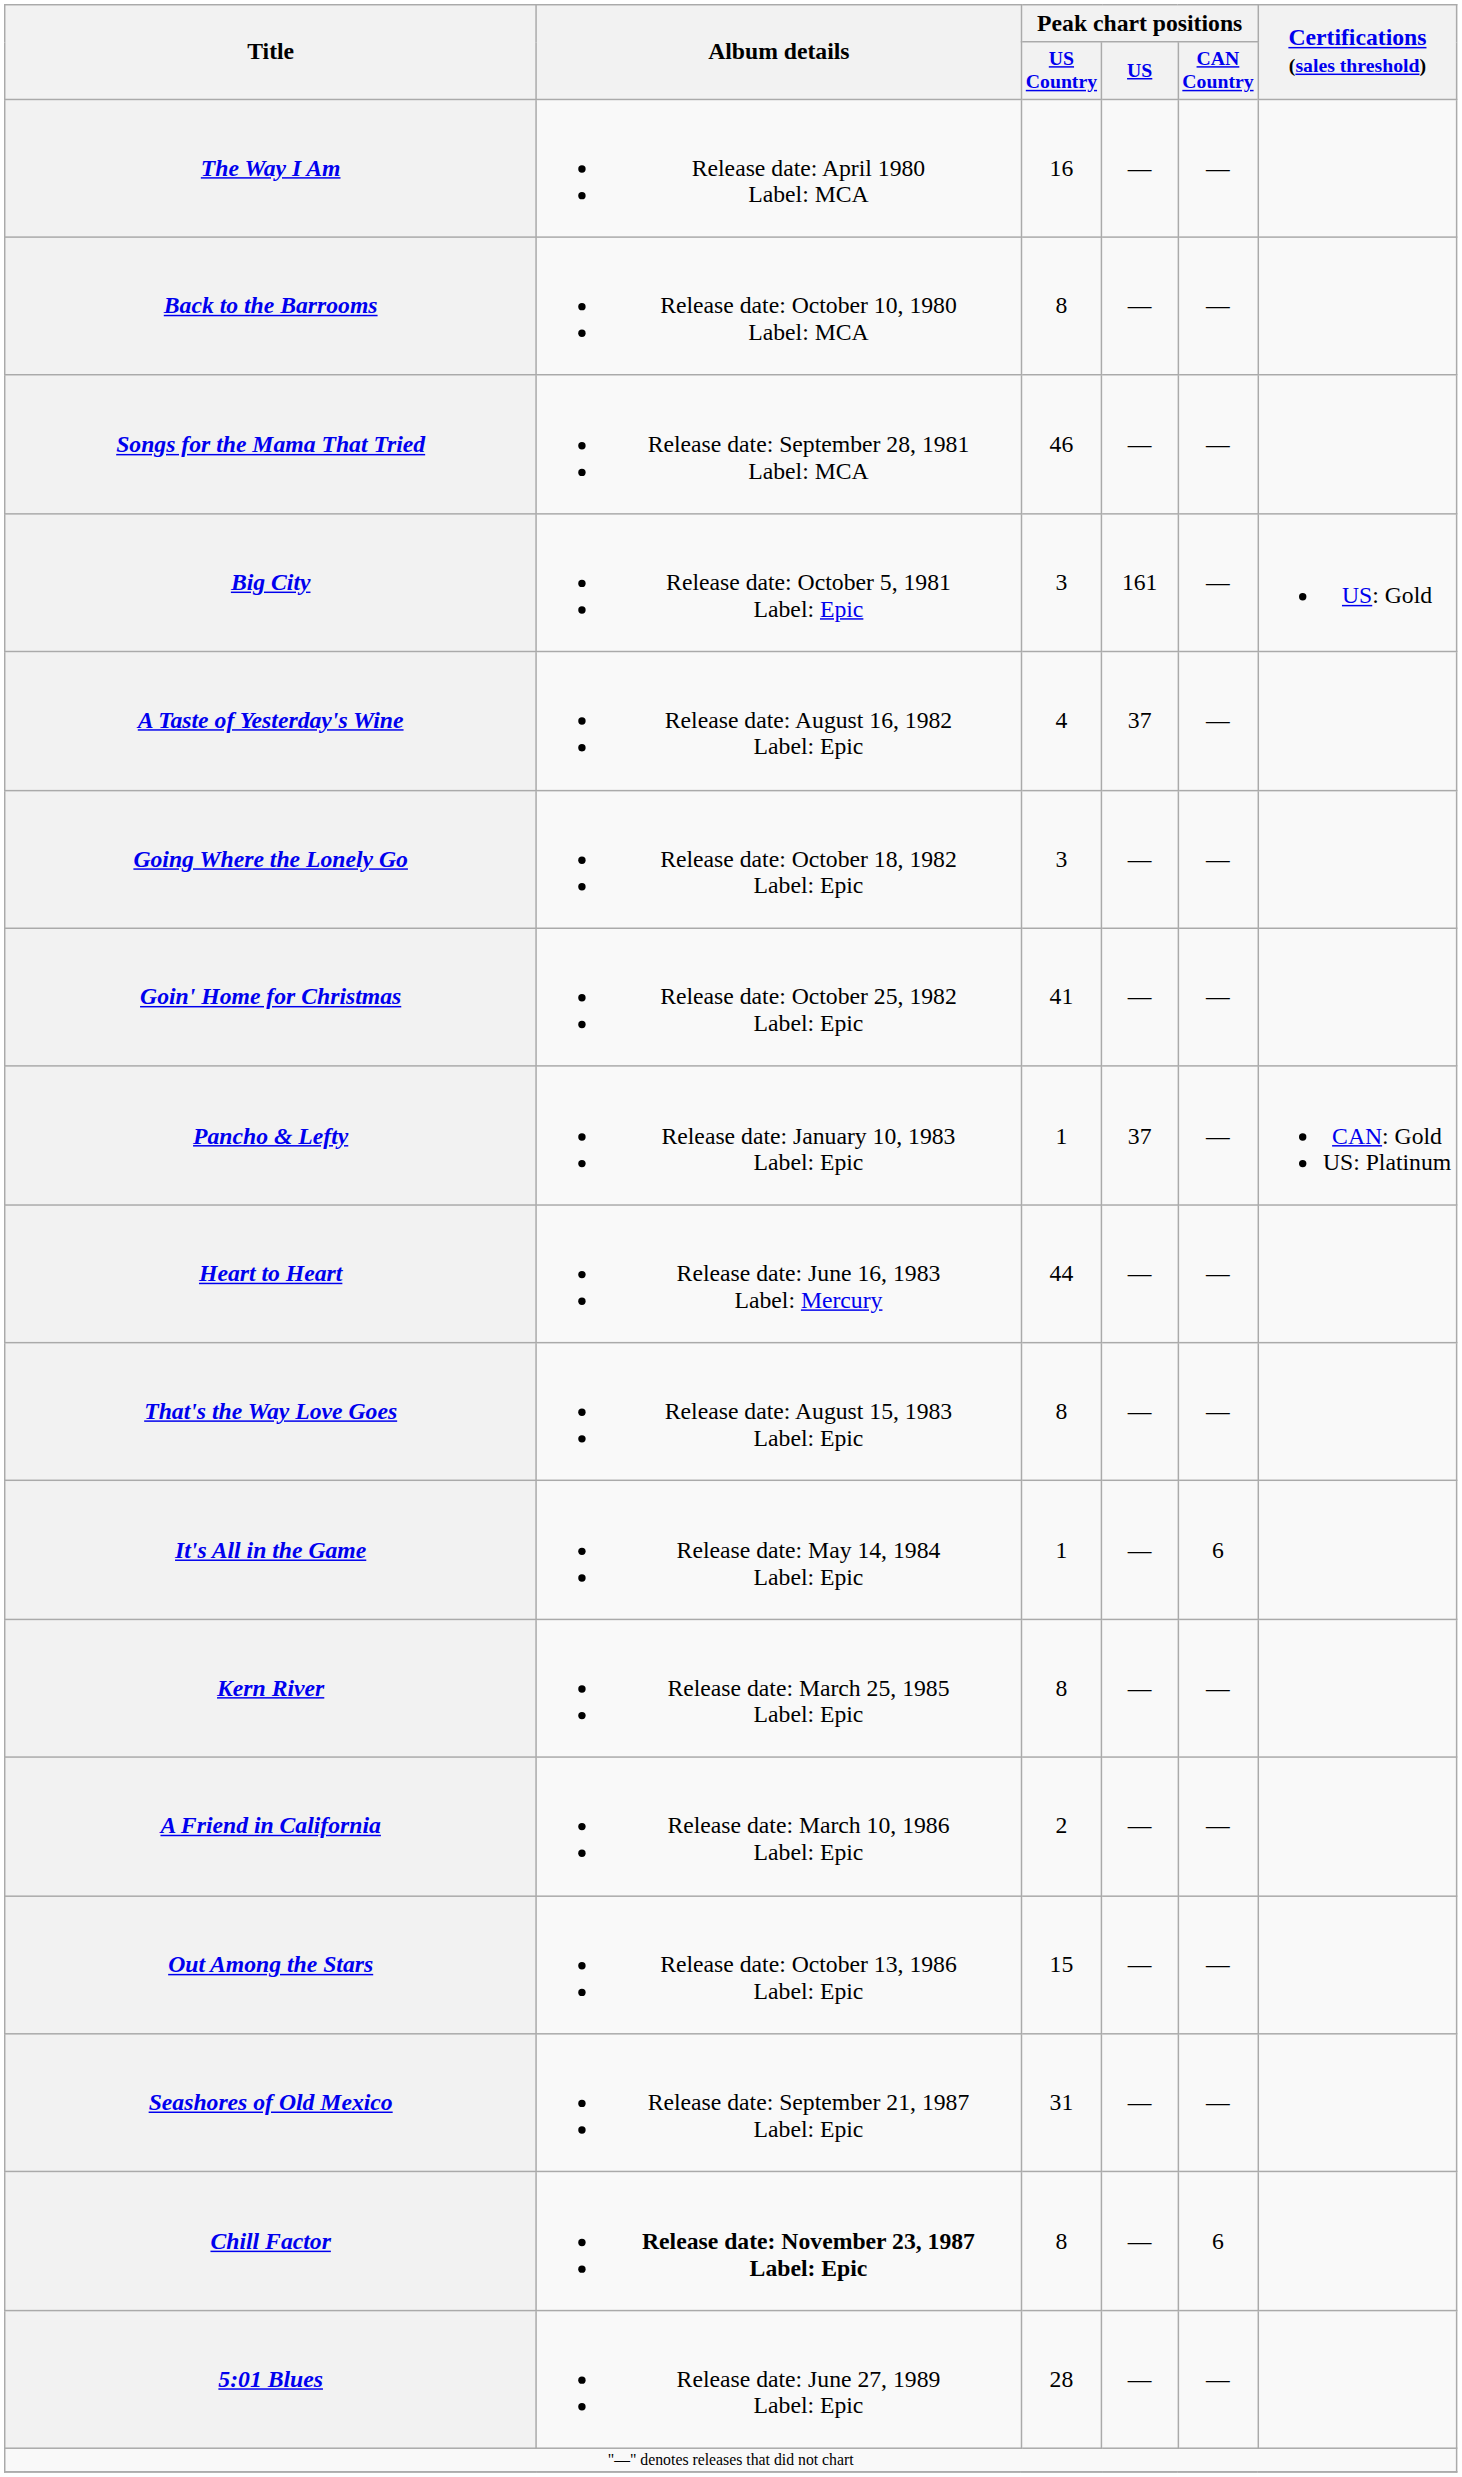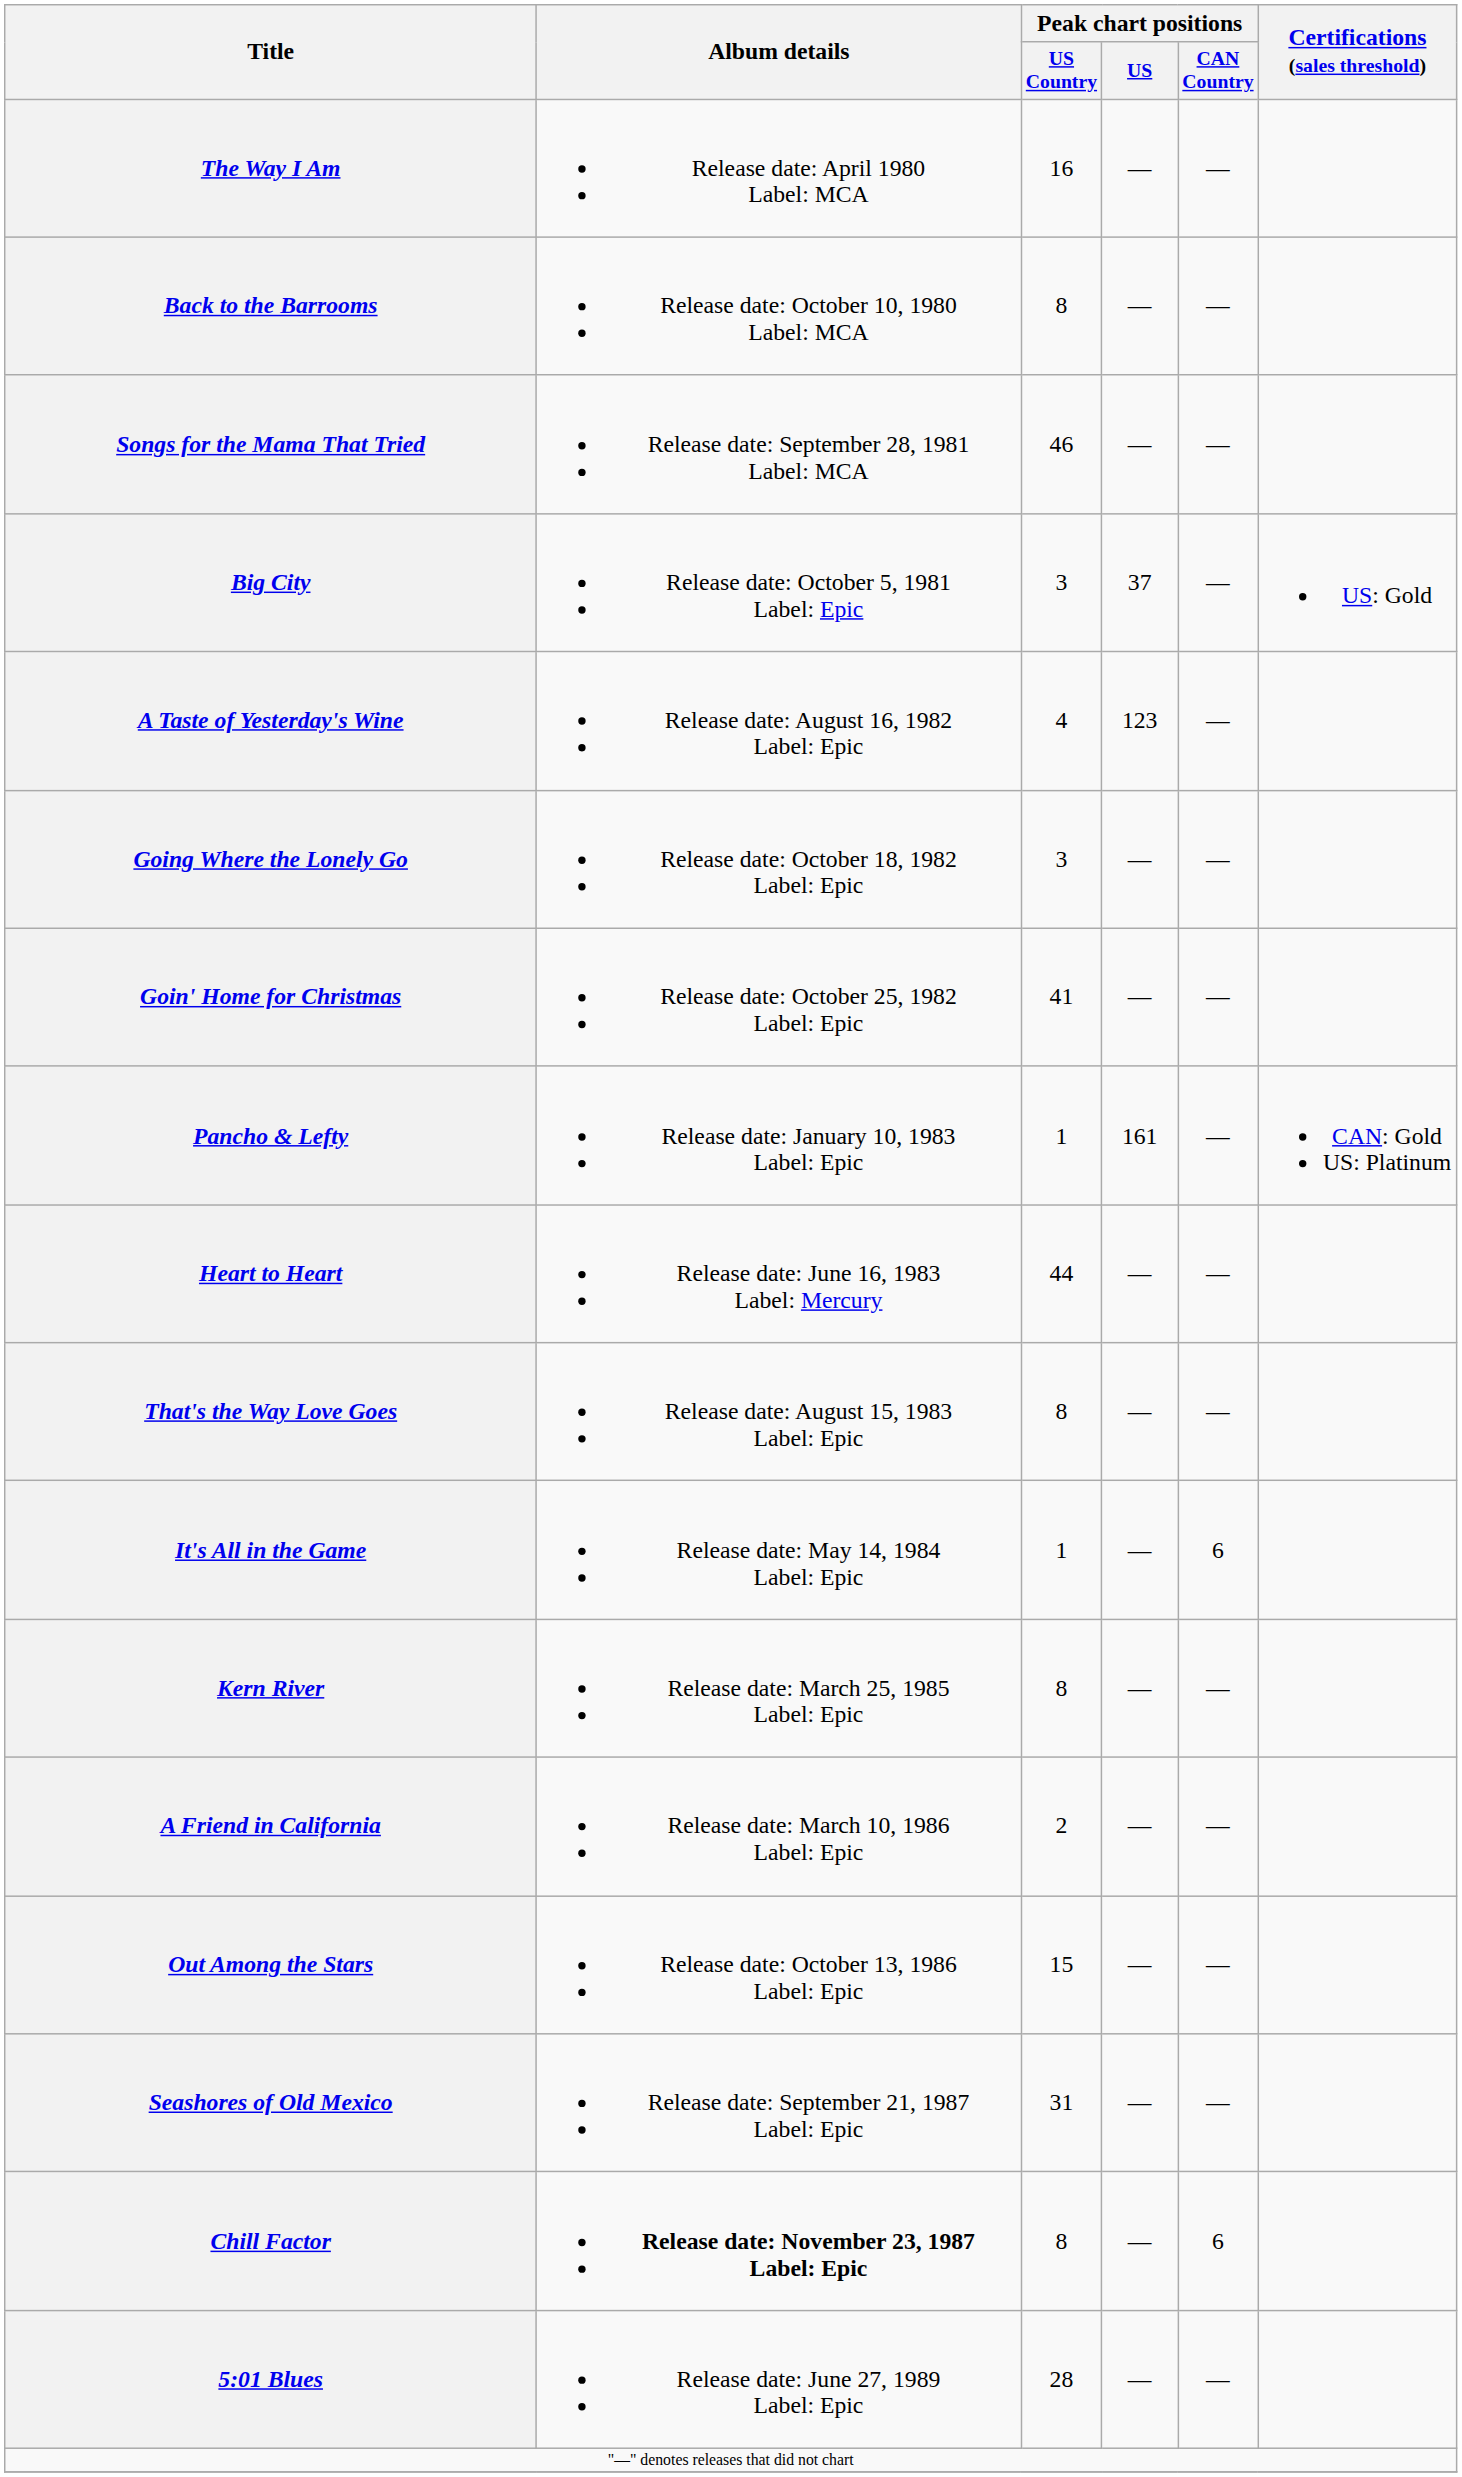(1140, 582) 161 -> (1140, 582) 37
(1140, 720) 37 -> (1140, 720) 123
(1140, 1135) 37 -> (1140, 1135) 161
